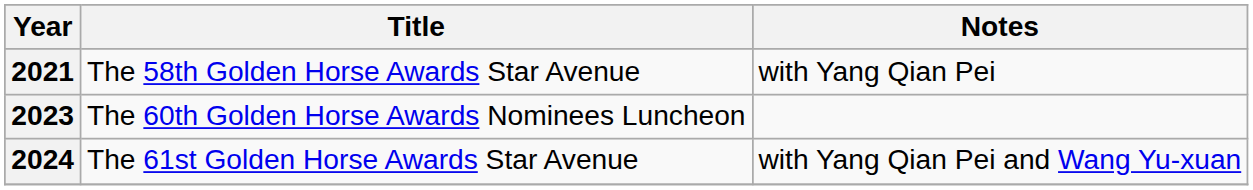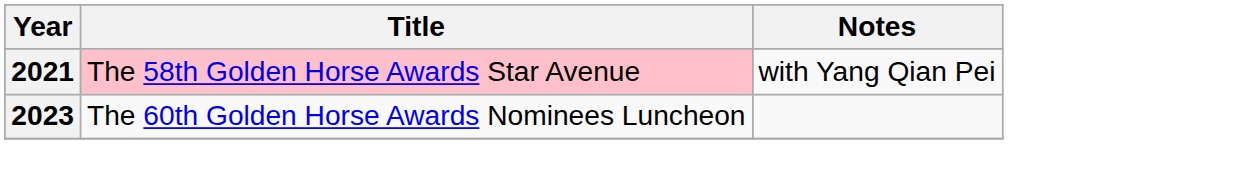(364, 71) no background -> (364, 71) pink background
- row: (43, 160)
